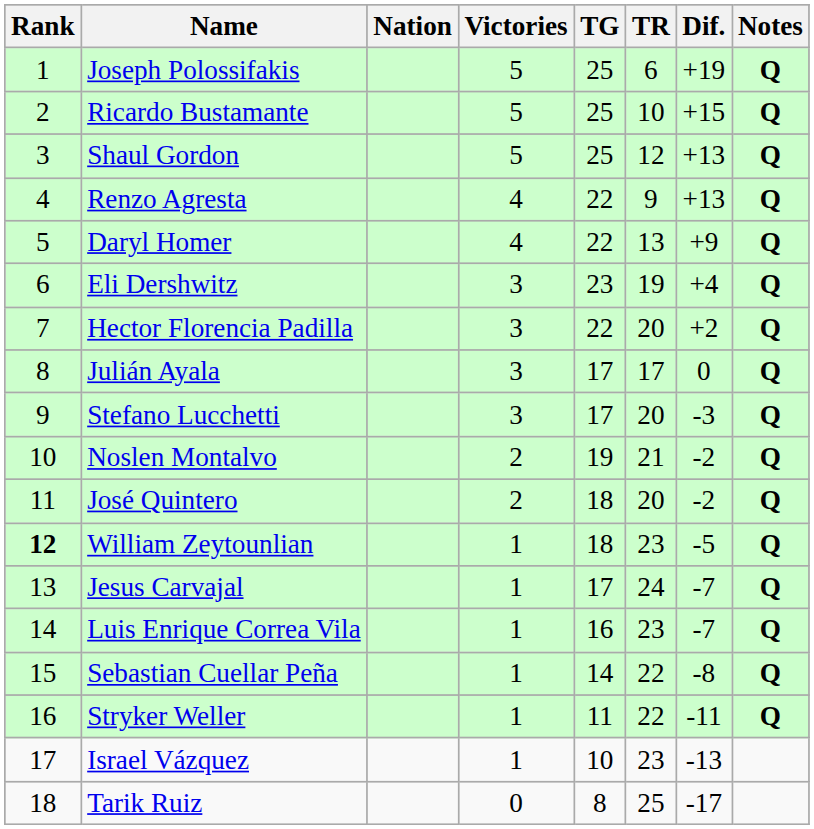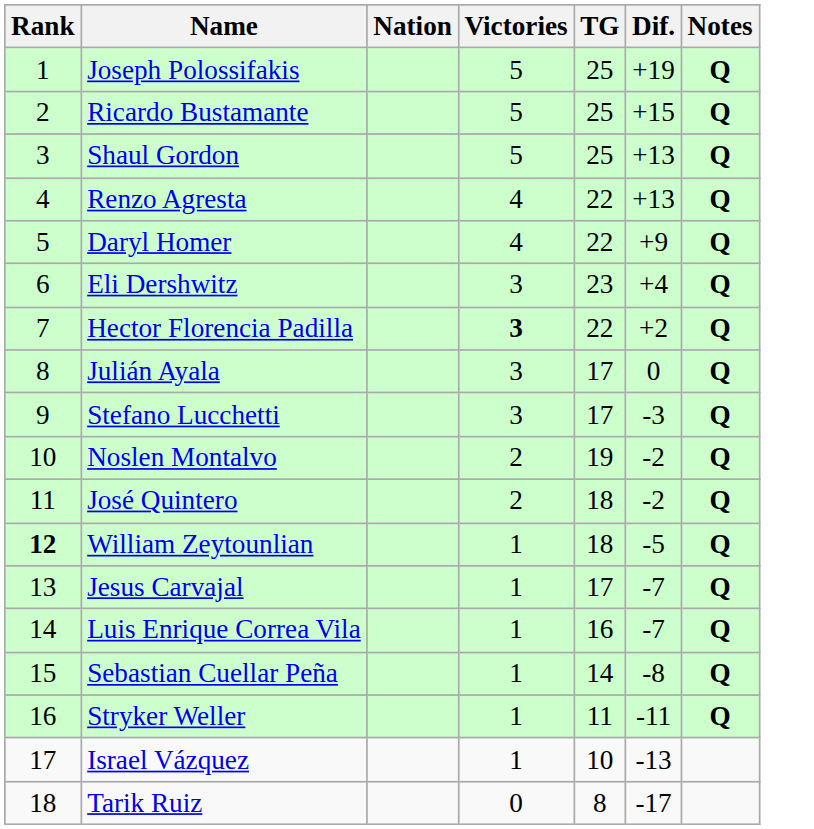- column: (651, 26)
(516, 328) normal -> (516, 328) bold
